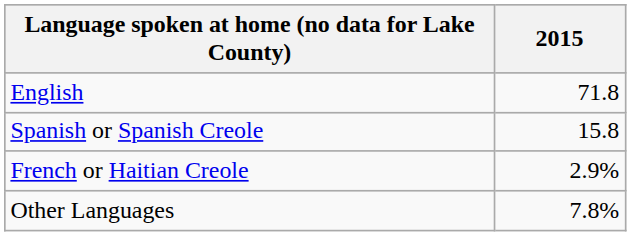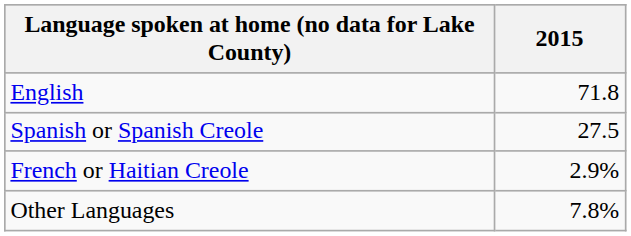(598, 131) 15.8 -> (598, 131) 27.5
